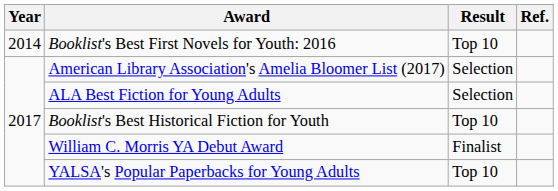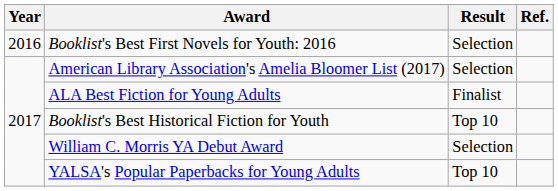(25, 43) 2014 -> (25, 43) 2016
(475, 43) Top 10 -> (483, 43) Selection
(483, 95) Selection -> (477, 95) Finalist
(477, 146) Finalist -> (483, 146) Selection
